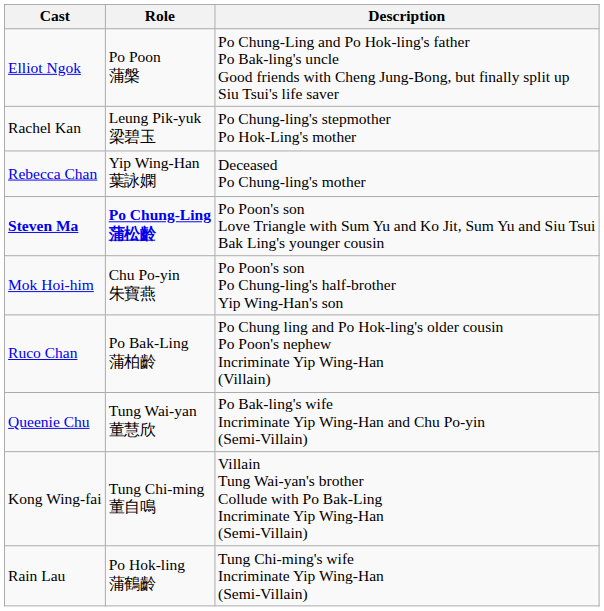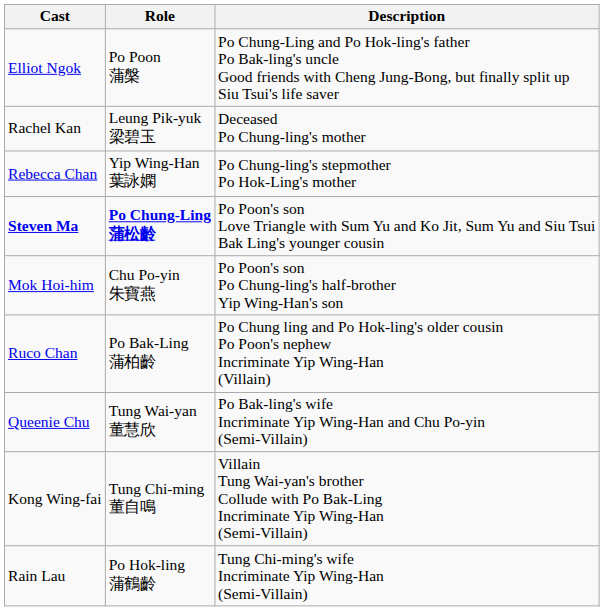(304, 128) Po Chung-ling's stepmother Po Hok-Ling's mother -> (292, 128) Deceased Po Chung-ling's mother
(292, 173) Deceased Po Chung-ling's mother -> (304, 173) Po Chung-ling's stepmother Po Hok-Ling's mother
